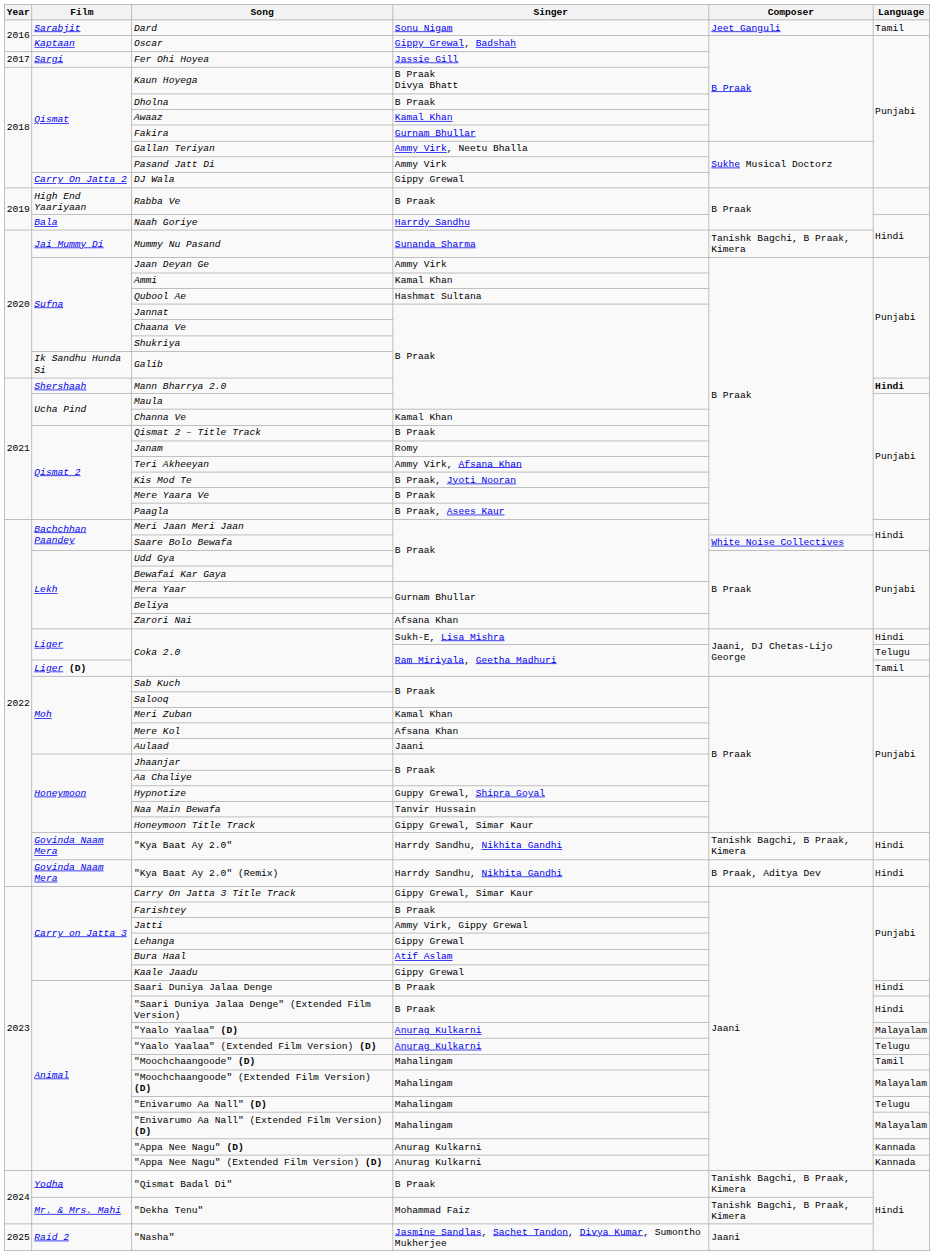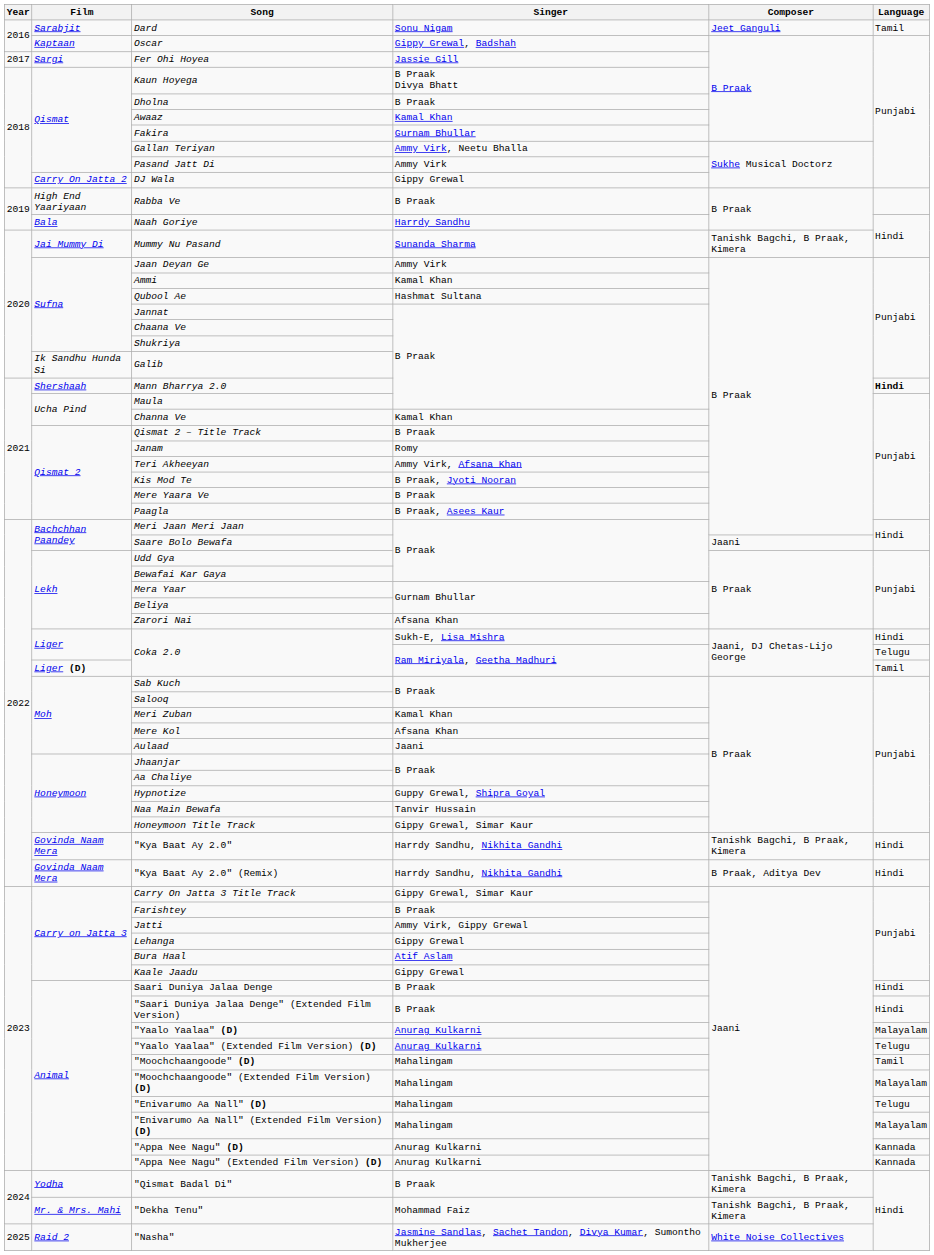(778, 543) White Noise Collectives -> (726, 543) Jaani
(726, 1237) Jaani -> (778, 1237) White Noise Collectives
